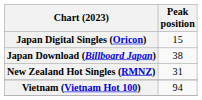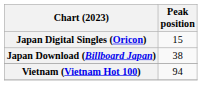- row: (81, 71)
